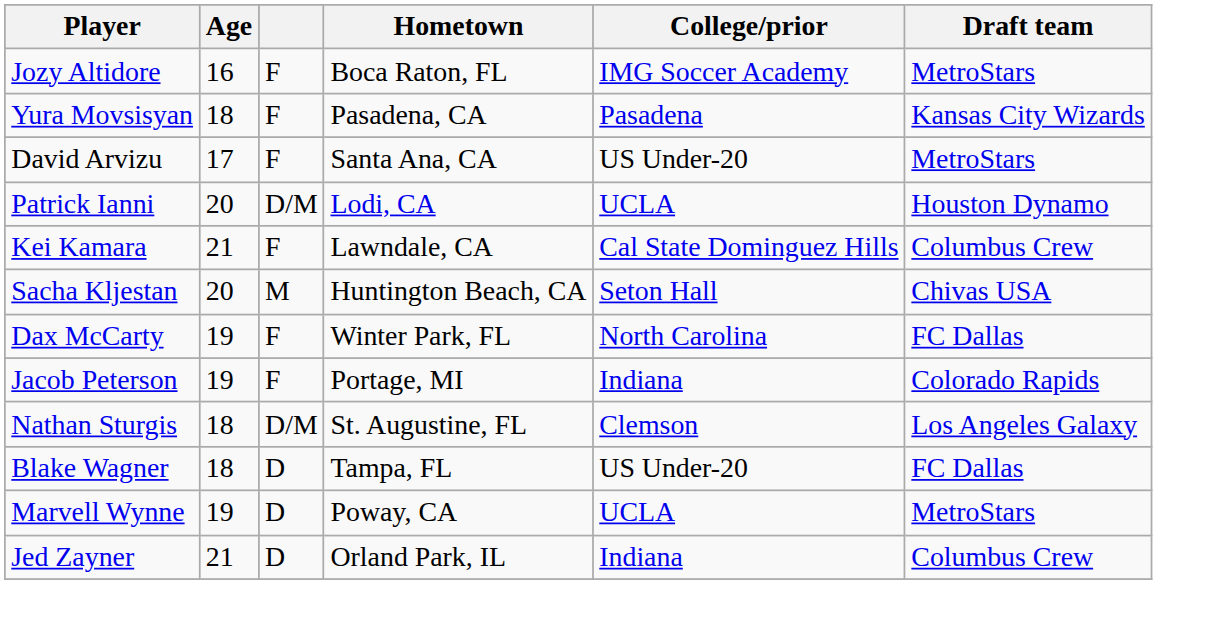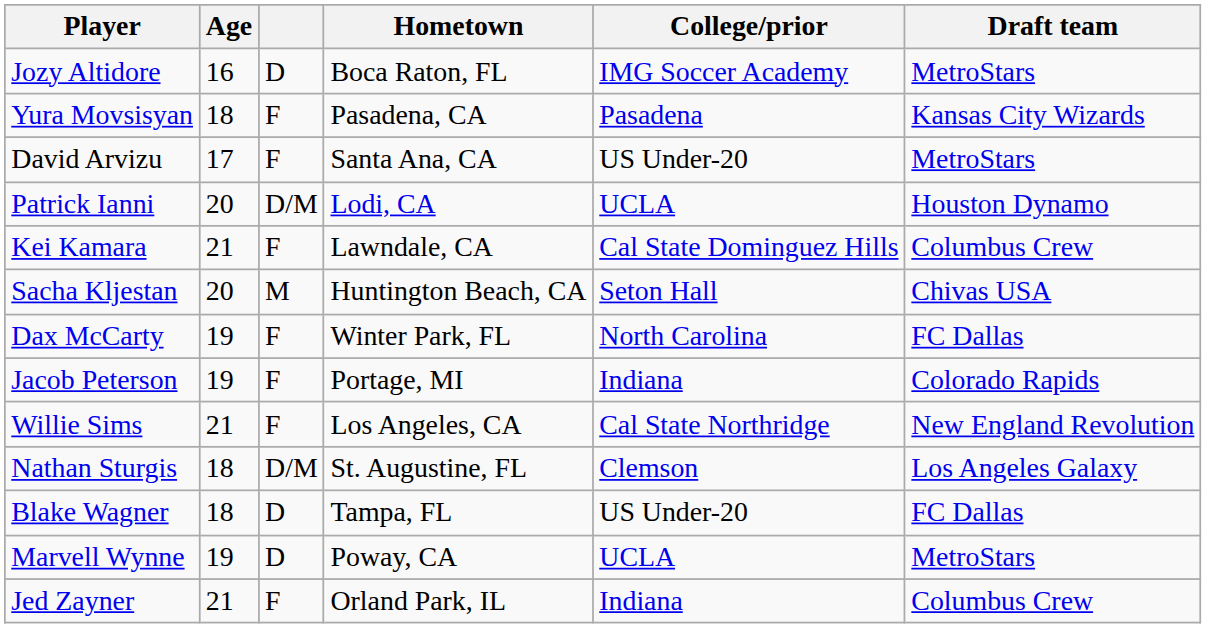(273, 70) F -> (275, 70) D
+ row: (77, 423)
(275, 556) D -> (273, 600) F
